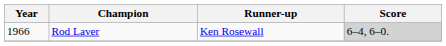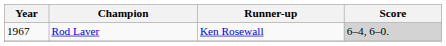(18, 31) 1966 -> (18, 31) 1967
